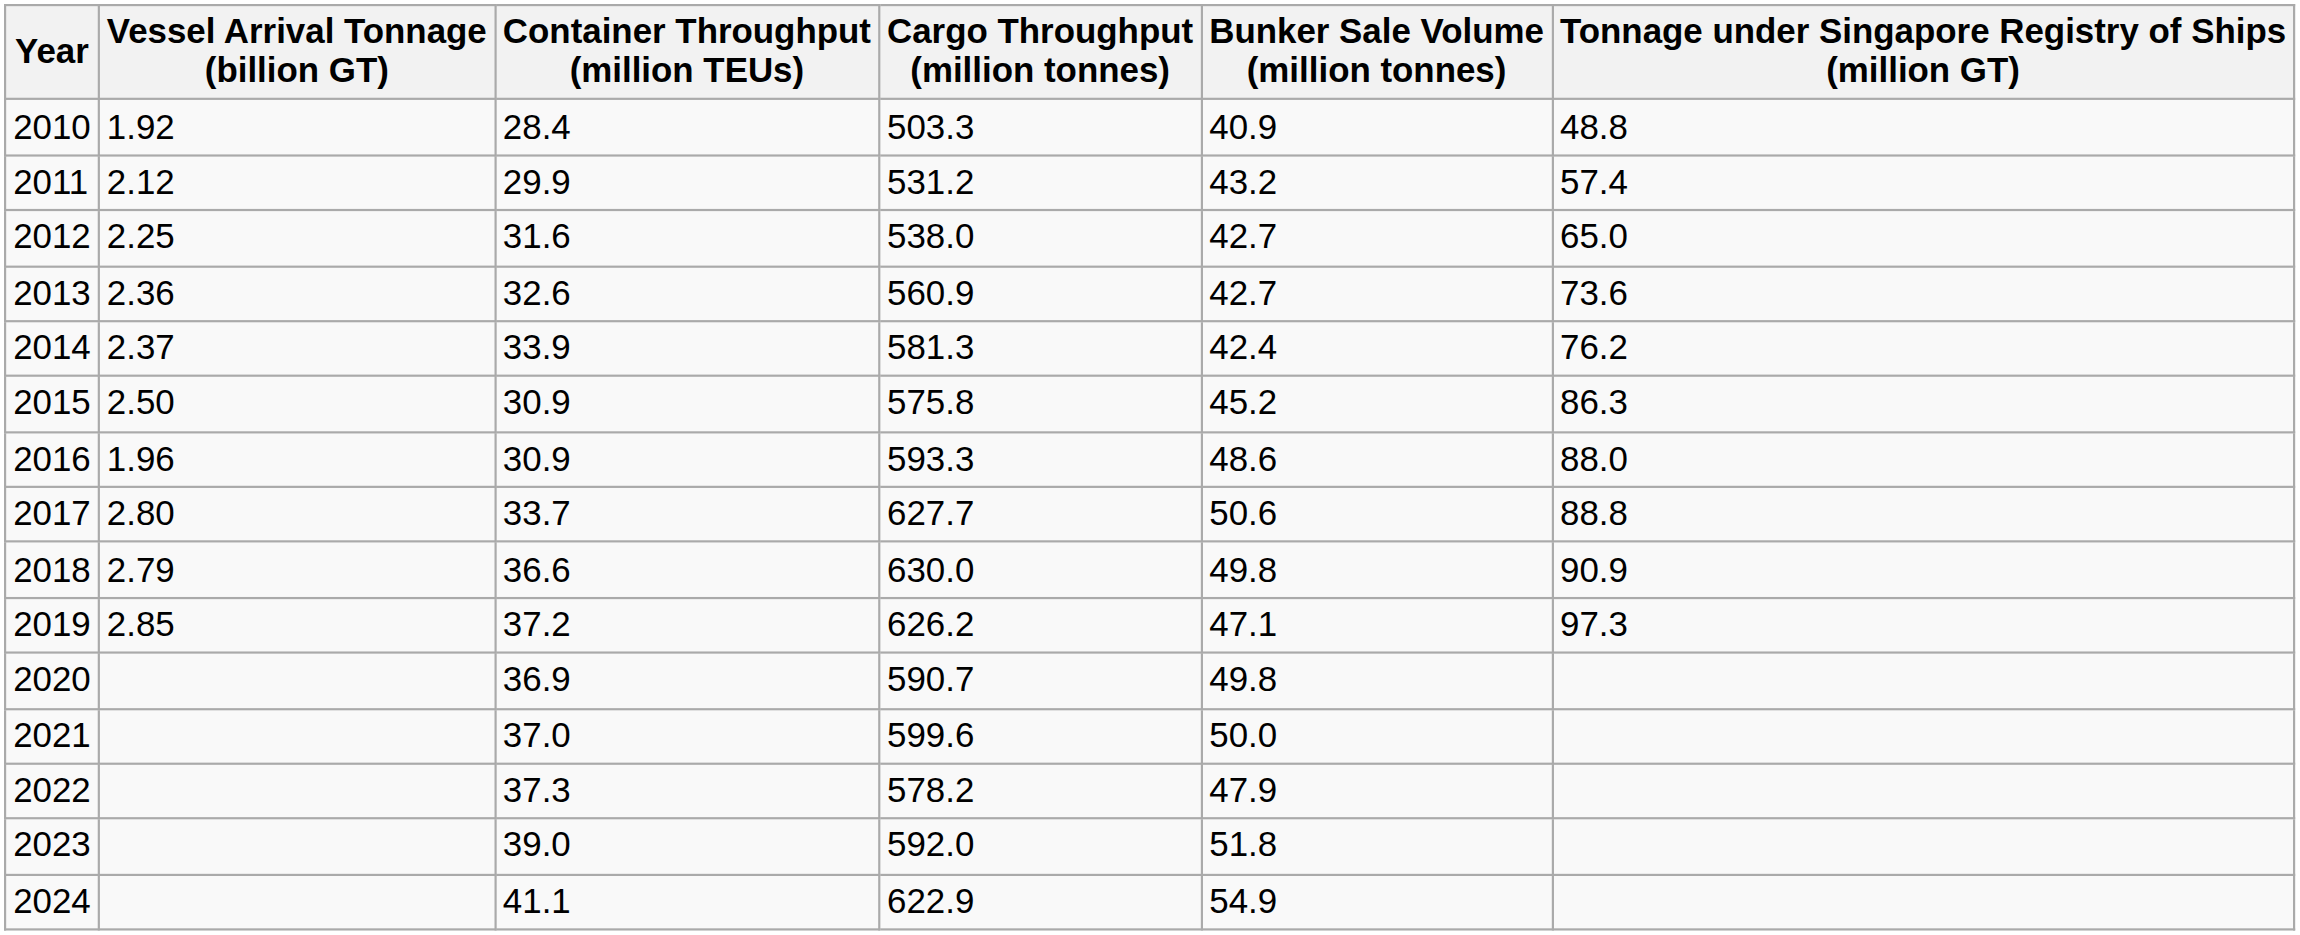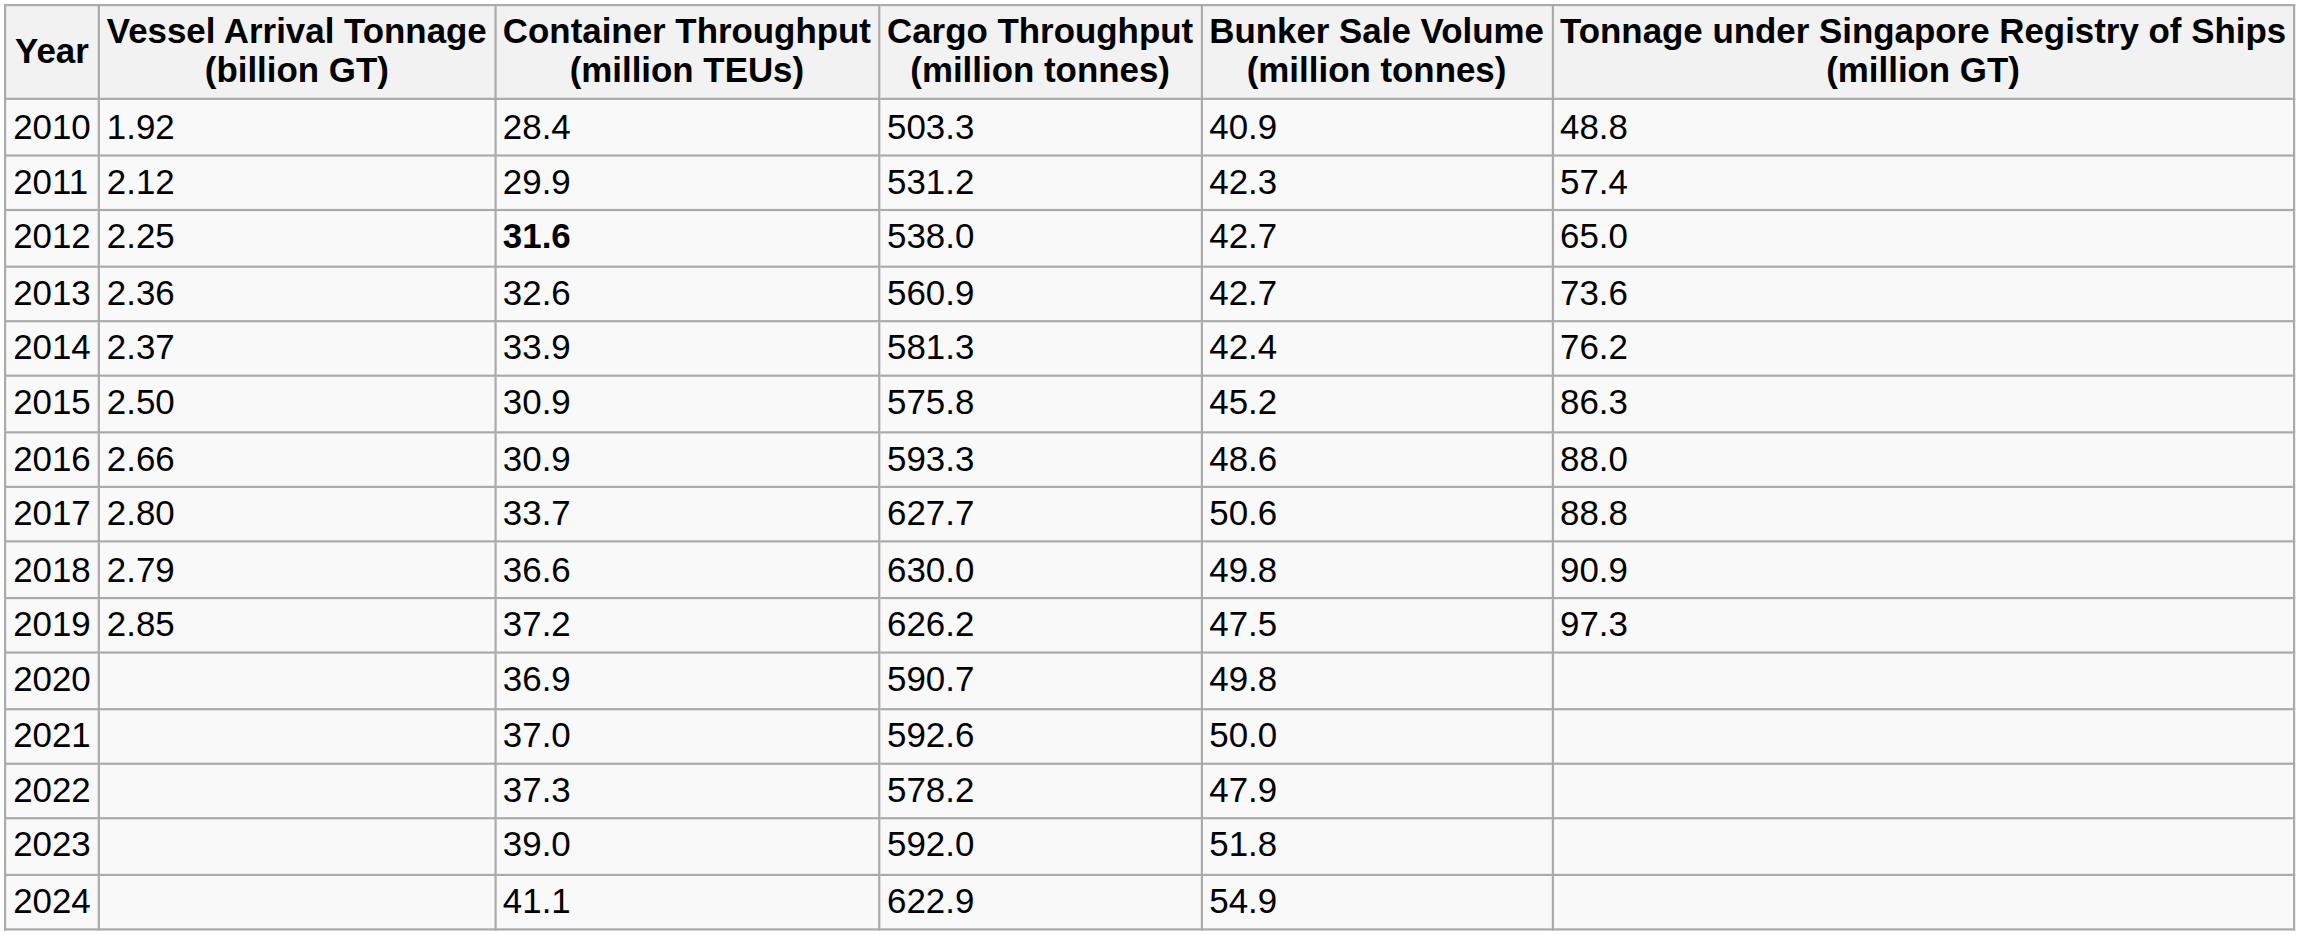(1243, 182) 43.2 -> (1243, 182) 42.3
(537, 237) normal -> (537, 237) bold
(141, 458) 1.96 -> (141, 458) 2.66
(1243, 624) 47.1 -> (1243, 624) 47.5
(931, 735) 599.6 -> (931, 735) 592.6
